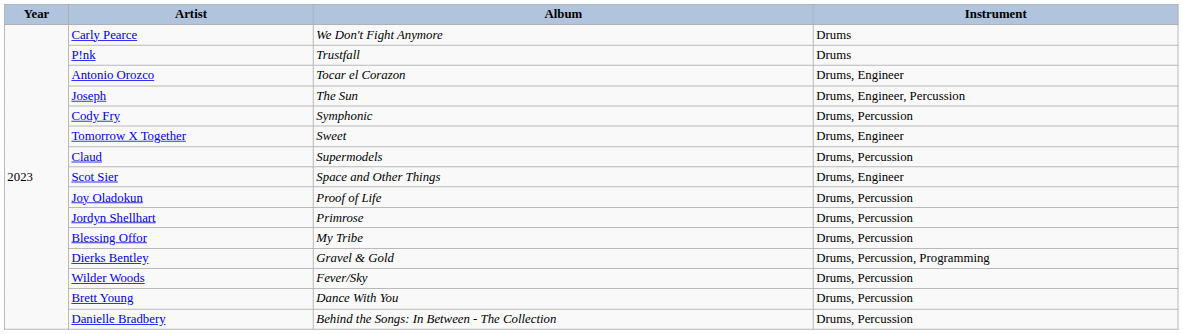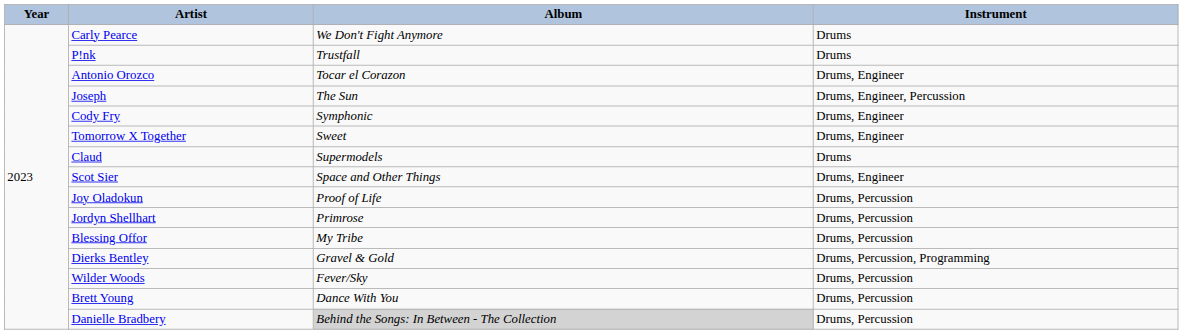(865, 116) Drums, Percussion -> (860, 116) Drums, Engineer
(865, 156) Drums, Percussion -> (834, 156) Drums
(436, 319) no background -> (436, 319) lightgrey background
